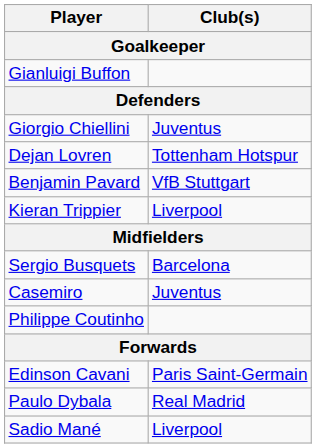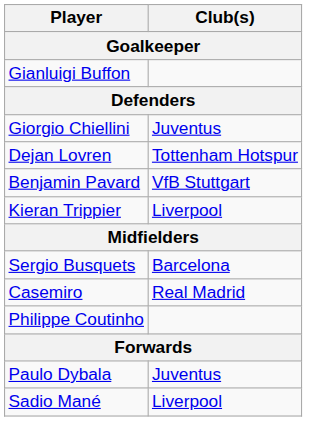(187, 292) Juventus -> (199, 292) Real Madrid
- row: (69, 374)
(199, 401) Real Madrid -> (187, 374) Juventus
